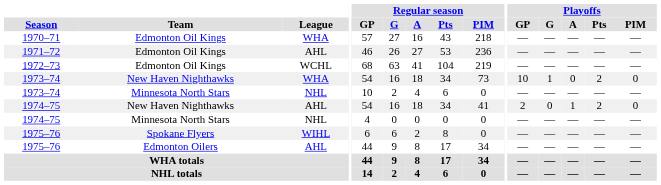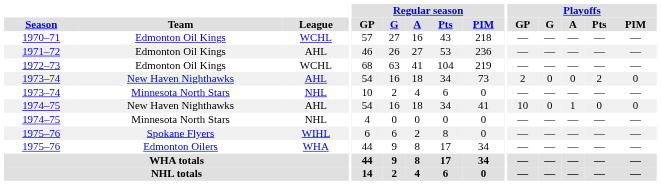(316, 38) WHA -> (316, 38) WCHL
(316, 78) WHA -> (316, 78) AHL
(523, 78) 10 -> (523, 78) 2
(550, 78) 1 -> (550, 78) 0
(523, 106) 2 -> (523, 106) 10
(599, 106) 2 -> (599, 106) 0
(316, 146) AHL -> (316, 146) WHA
